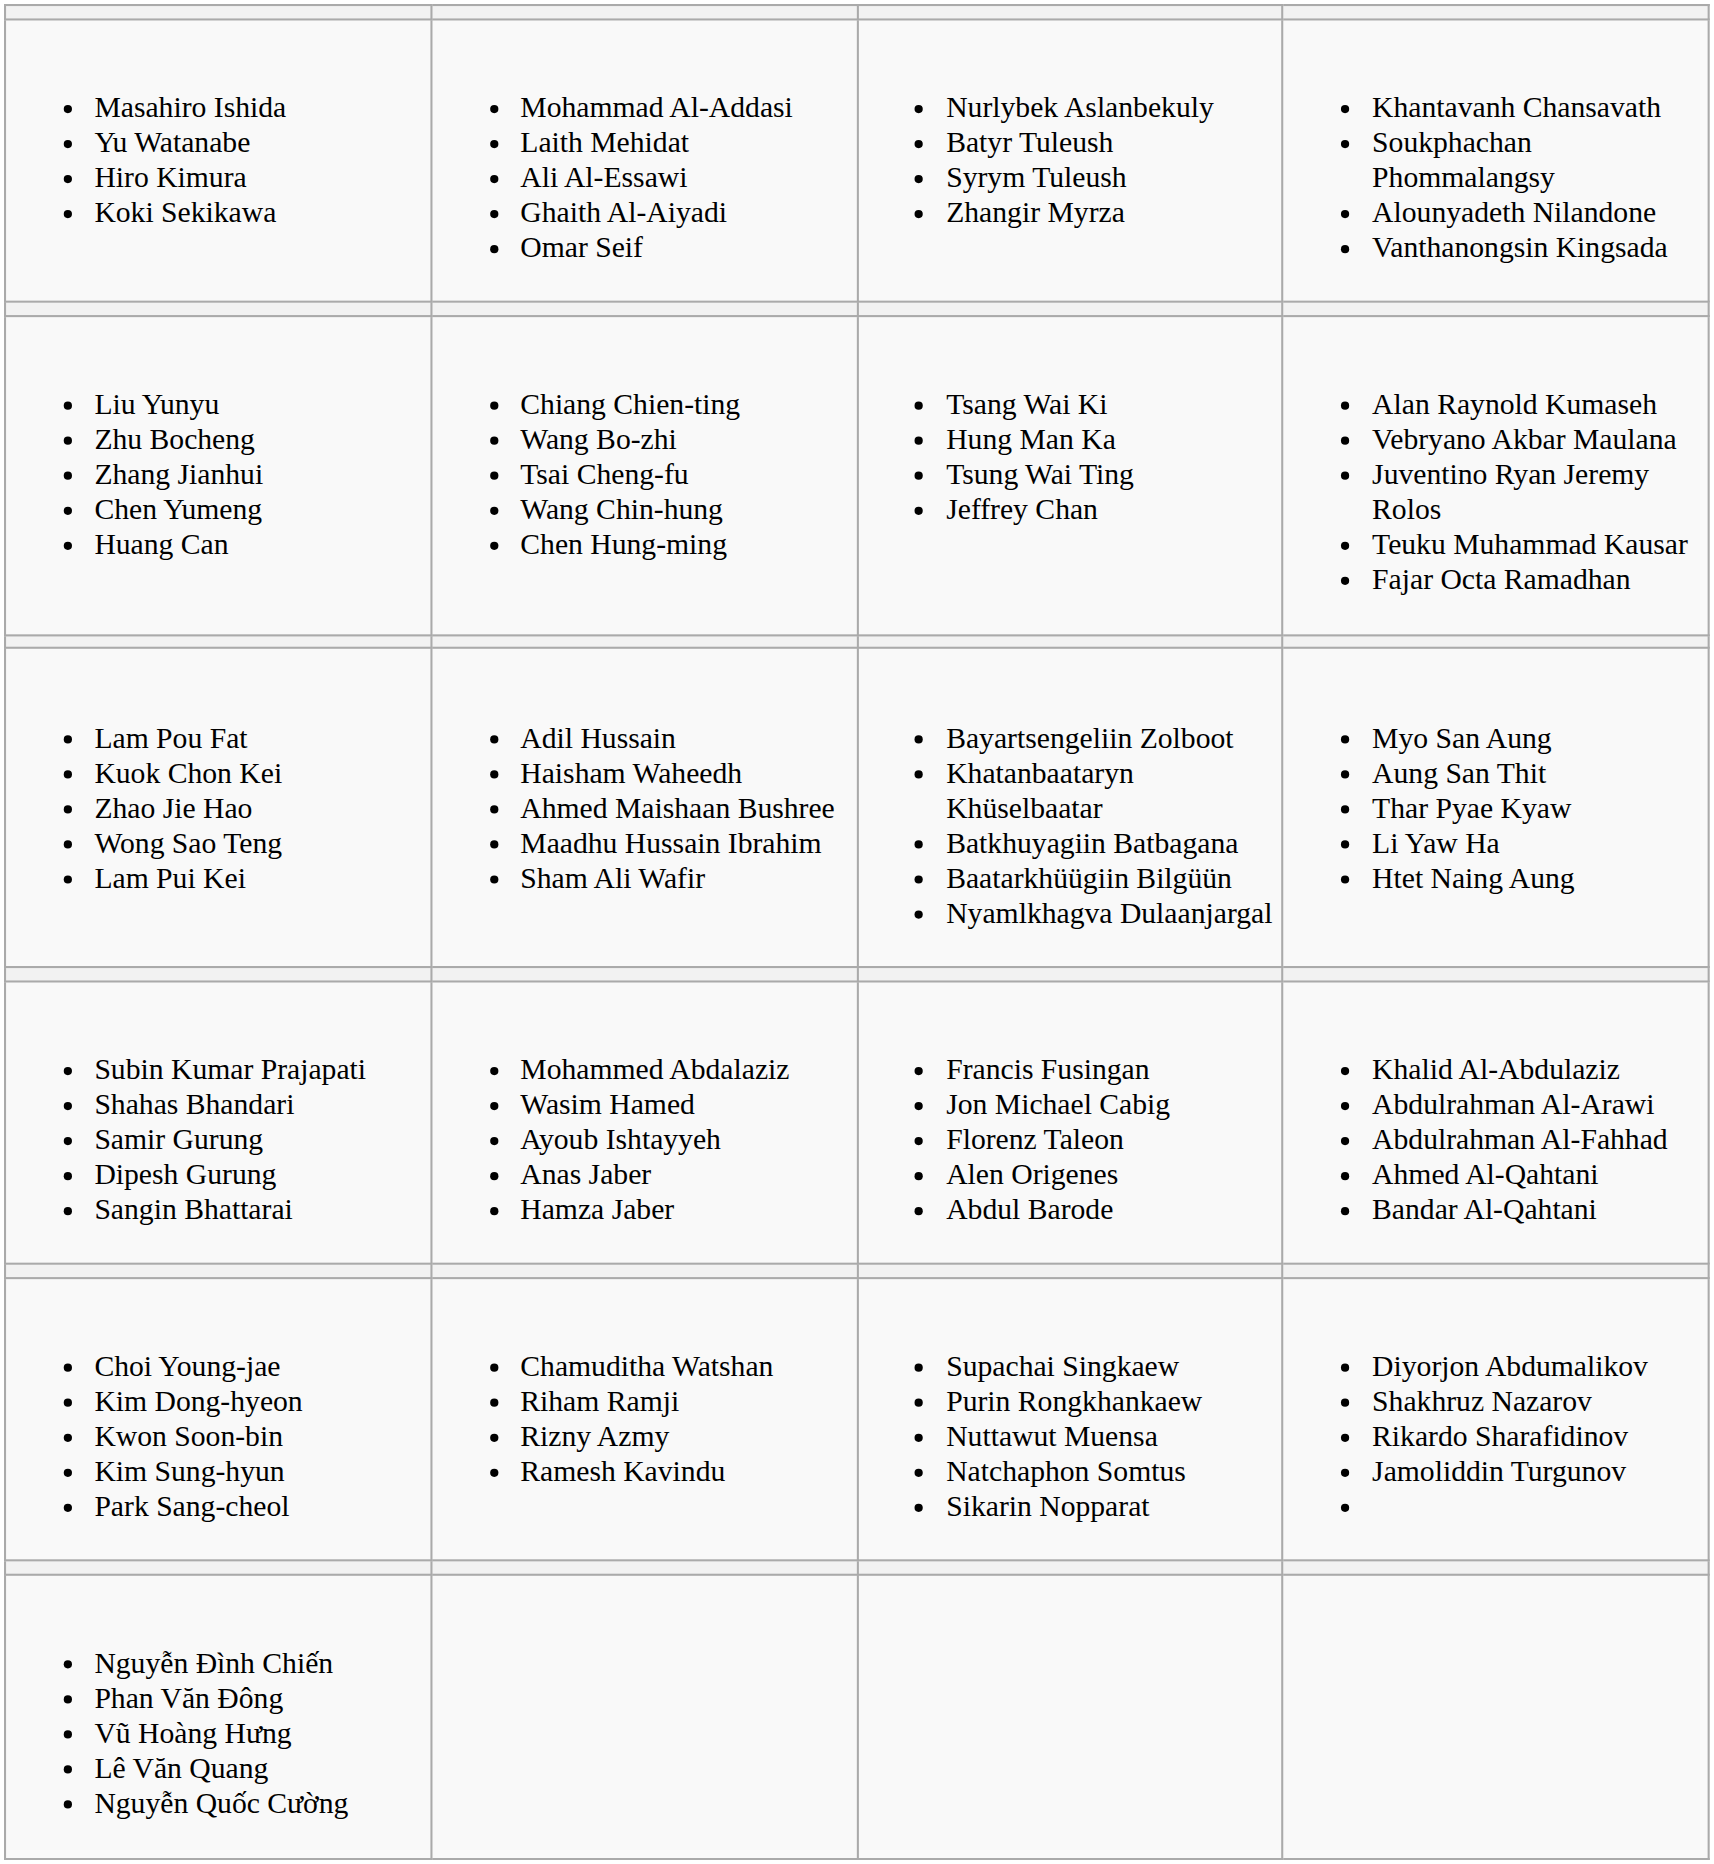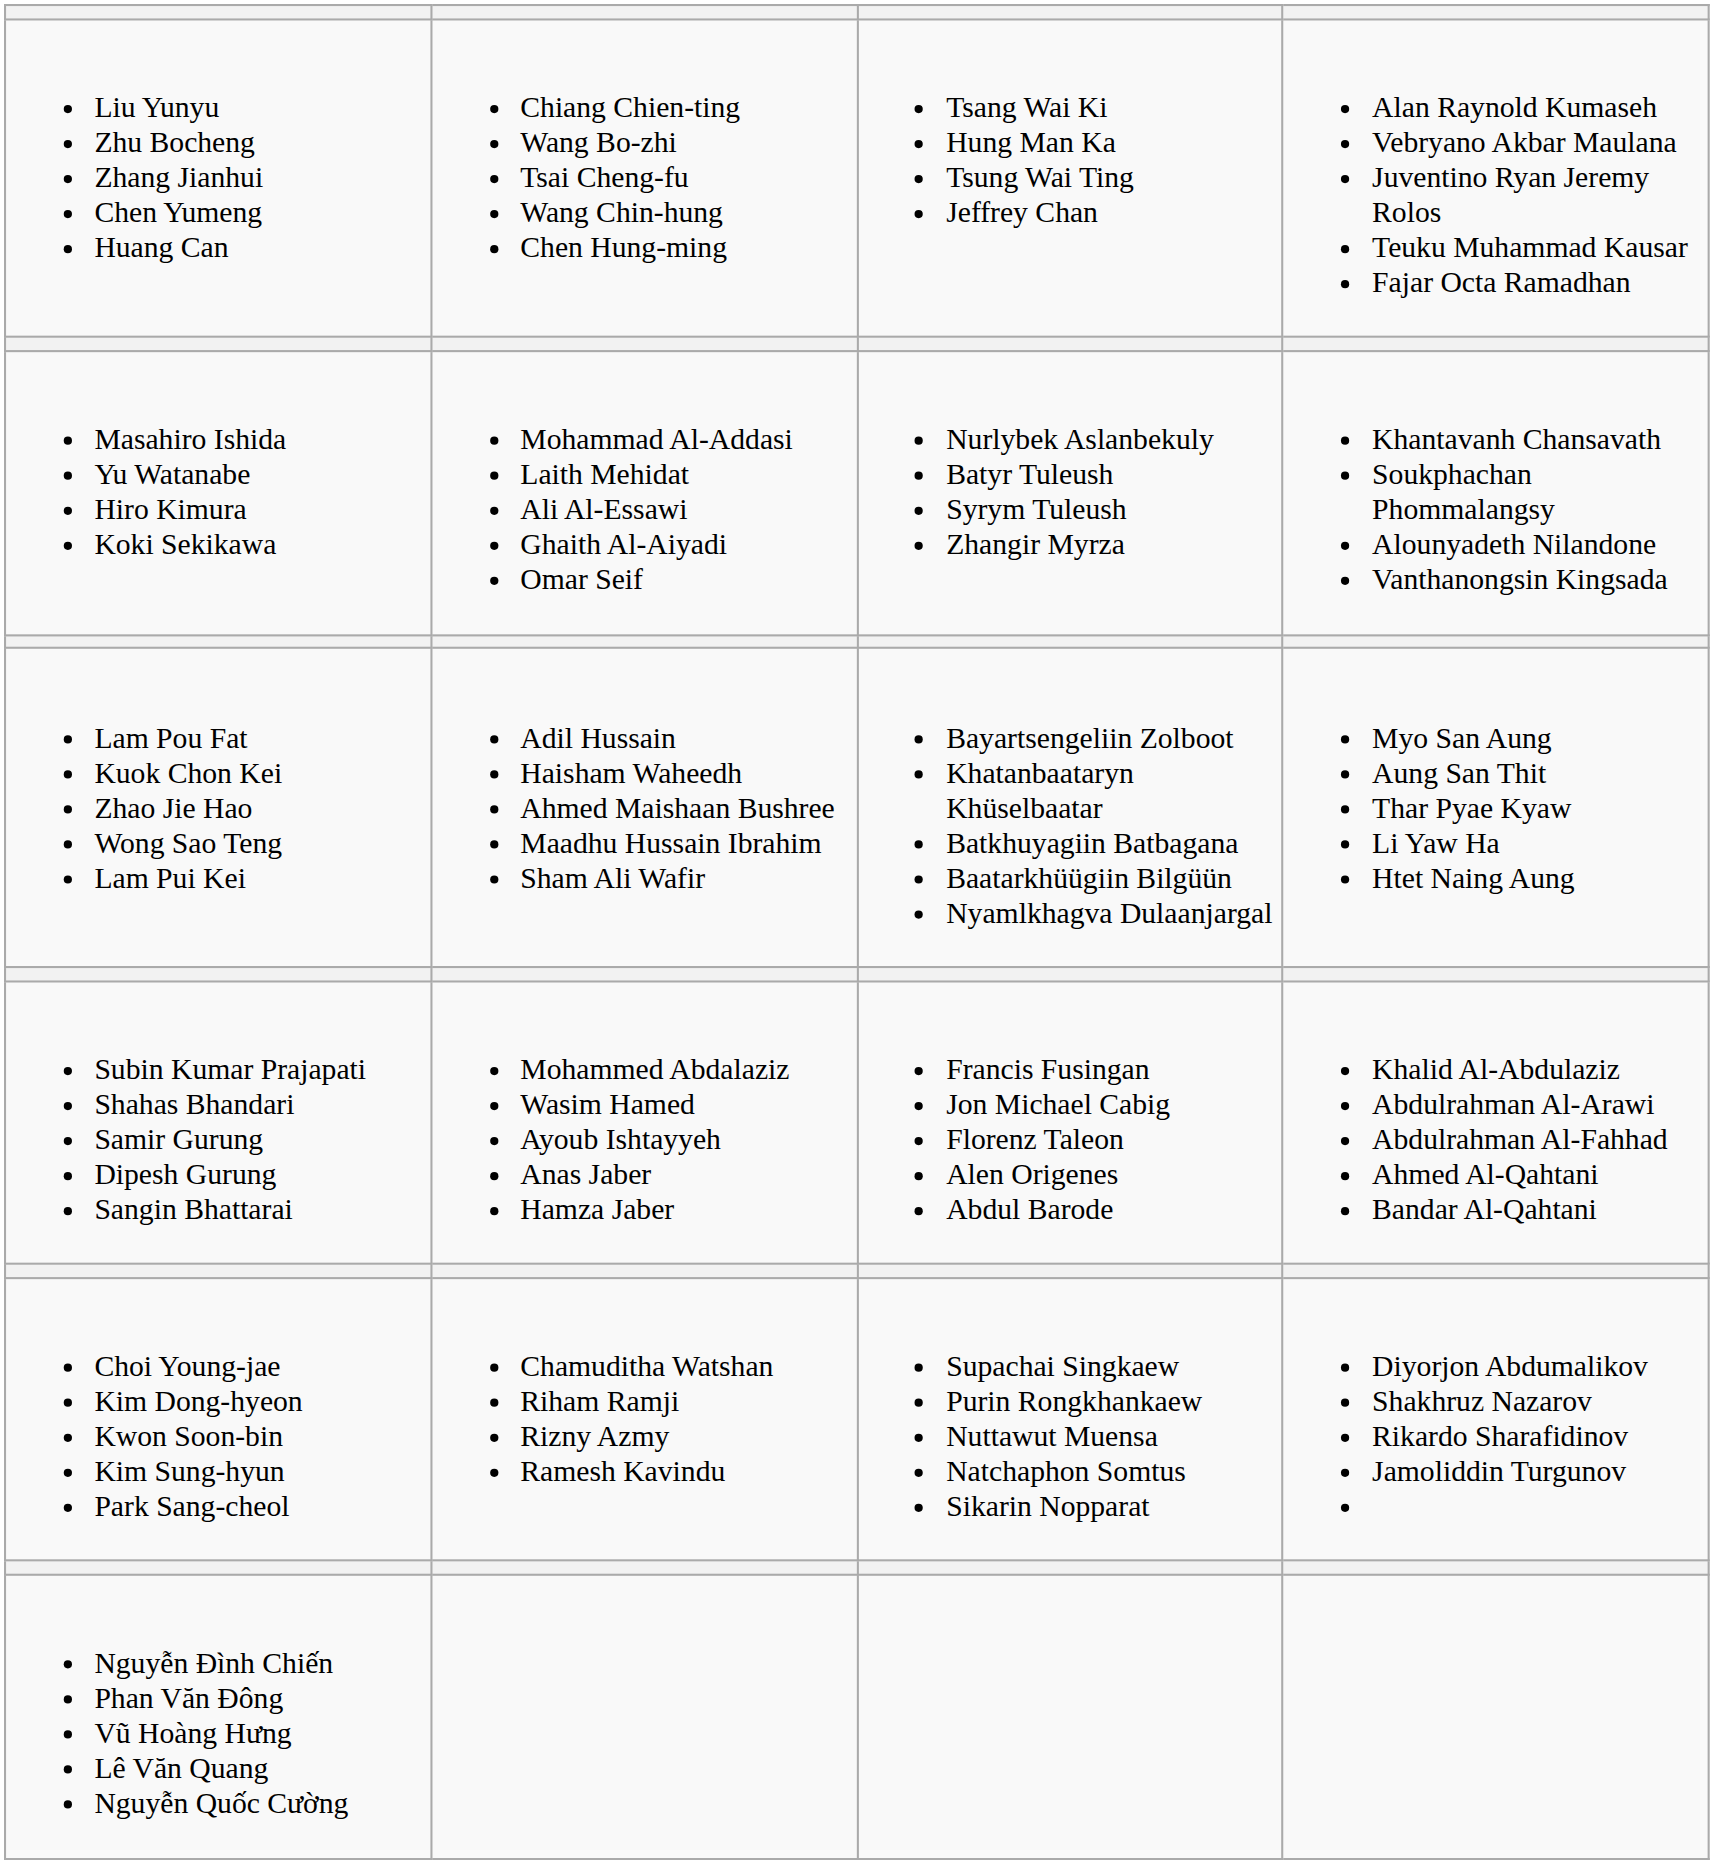rows swapped: (218, 476) <-> (218, 161)
